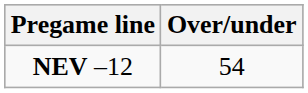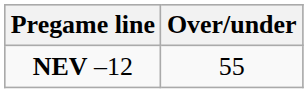(232, 66) 54 -> (232, 66) 55
